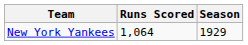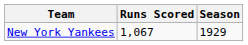(137, 32) 1,064 -> (137, 32) 1,067
